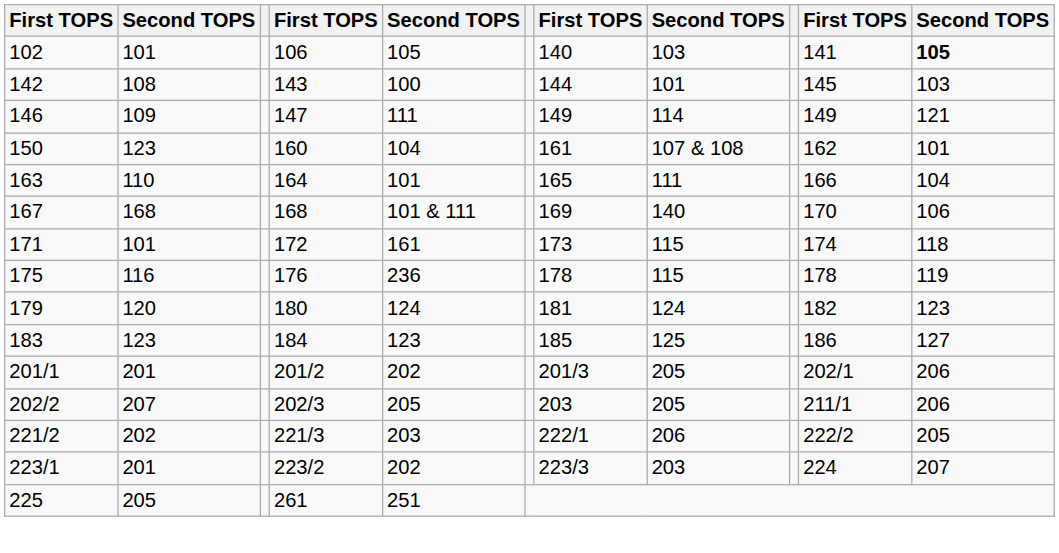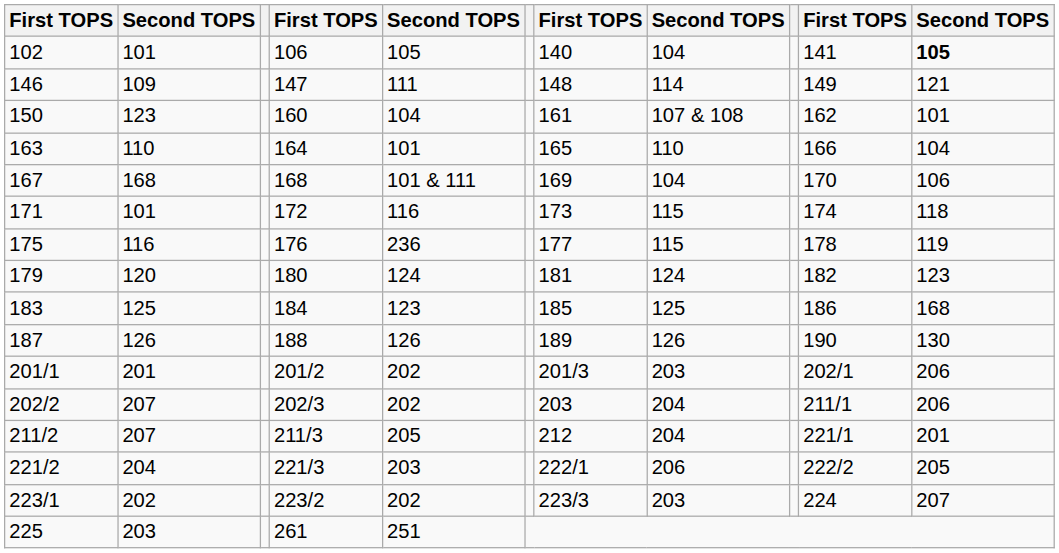(668, 52) 103 -> (668, 52) 104
- row: (26, 84)
(555, 116) 149 -> (555, 84) 148
(667, 180) 111 -> (668, 148) 110
(668, 212) 140 -> (668, 180) 104
(404, 244) 161 -> (403, 212) 116
(555, 276) 178 -> (555, 244) 177
(139, 340) 123 -> (139, 308) 125
(933, 340) 127 -> (933, 308) 168
+ row: (26, 340)
(668, 372) 205 -> (668, 372) 203
(404, 404) 205 -> (404, 404) 202
(668, 404) 205 -> (668, 404) 204
+ row: (34, 436)
(139, 436) 202 -> (139, 468) 204
(139, 468) 201 -> (139, 500) 202
(139, 500) 205 -> (139, 532) 203
